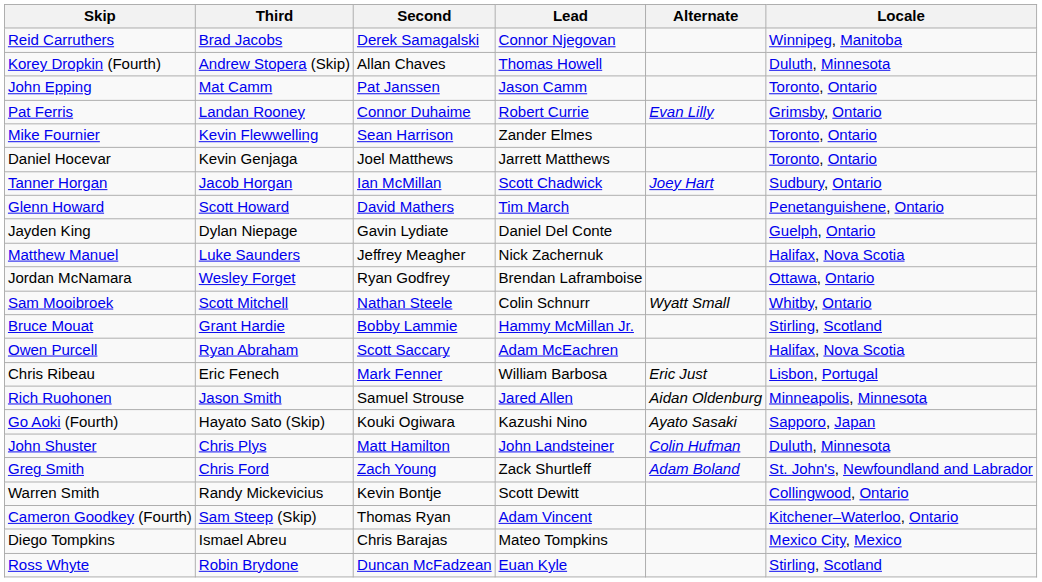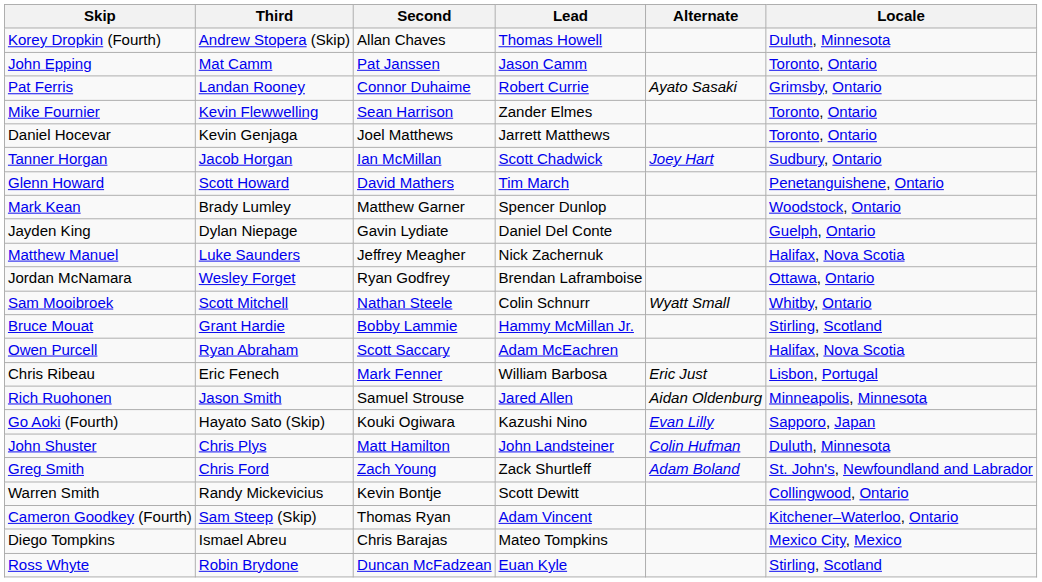- row: (61, 40)
(681, 111) Evan Lilly -> (693, 87) Ayato Sasaki
+ row: (44, 207)
(693, 421) Ayato Sasaki -> (681, 421) Evan Lilly
